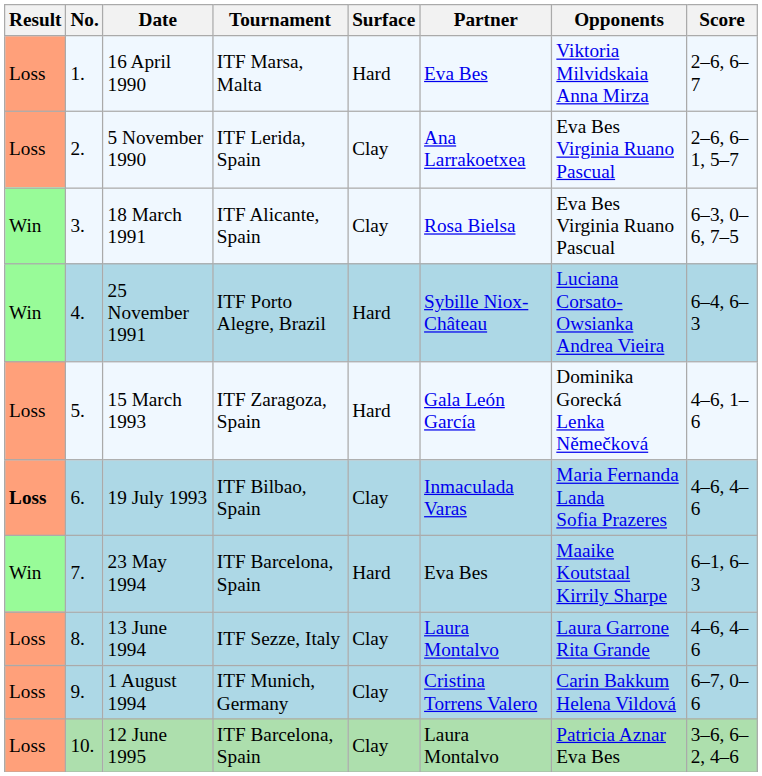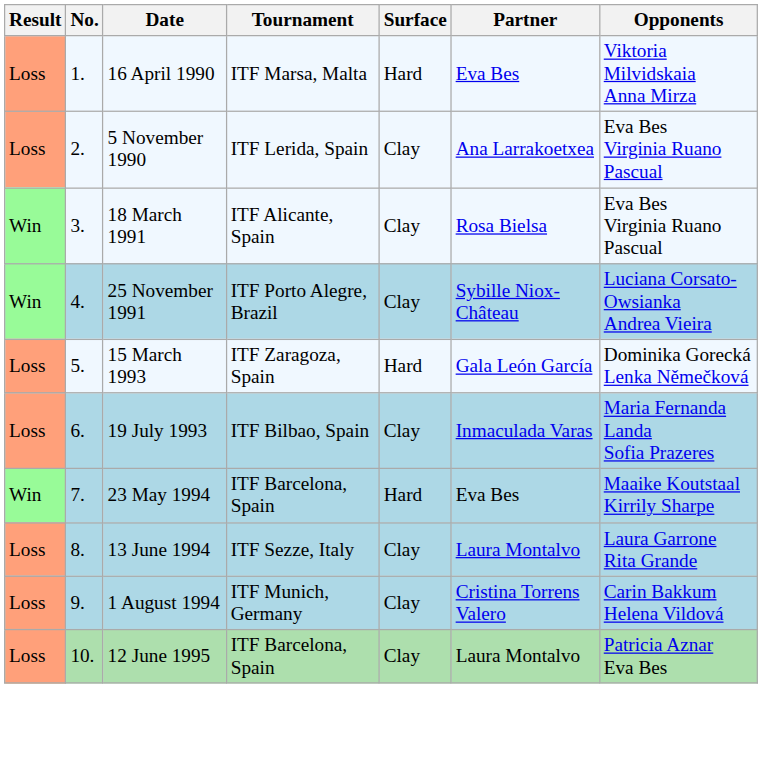- column: (722, 19)
(371, 311) Hard -> (402, 300) Clay
(28, 497) bold -> (27, 430) normal
